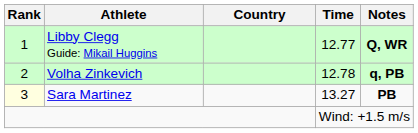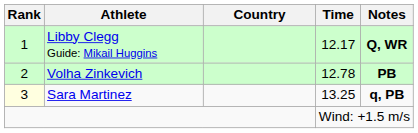(338, 44) 12.77 -> (338, 44) 12.17
(387, 73) q, PB -> (387, 73) PB
(338, 95) 13.27 -> (338, 95) 13.25
(387, 95) PB -> (387, 95) q, PB
